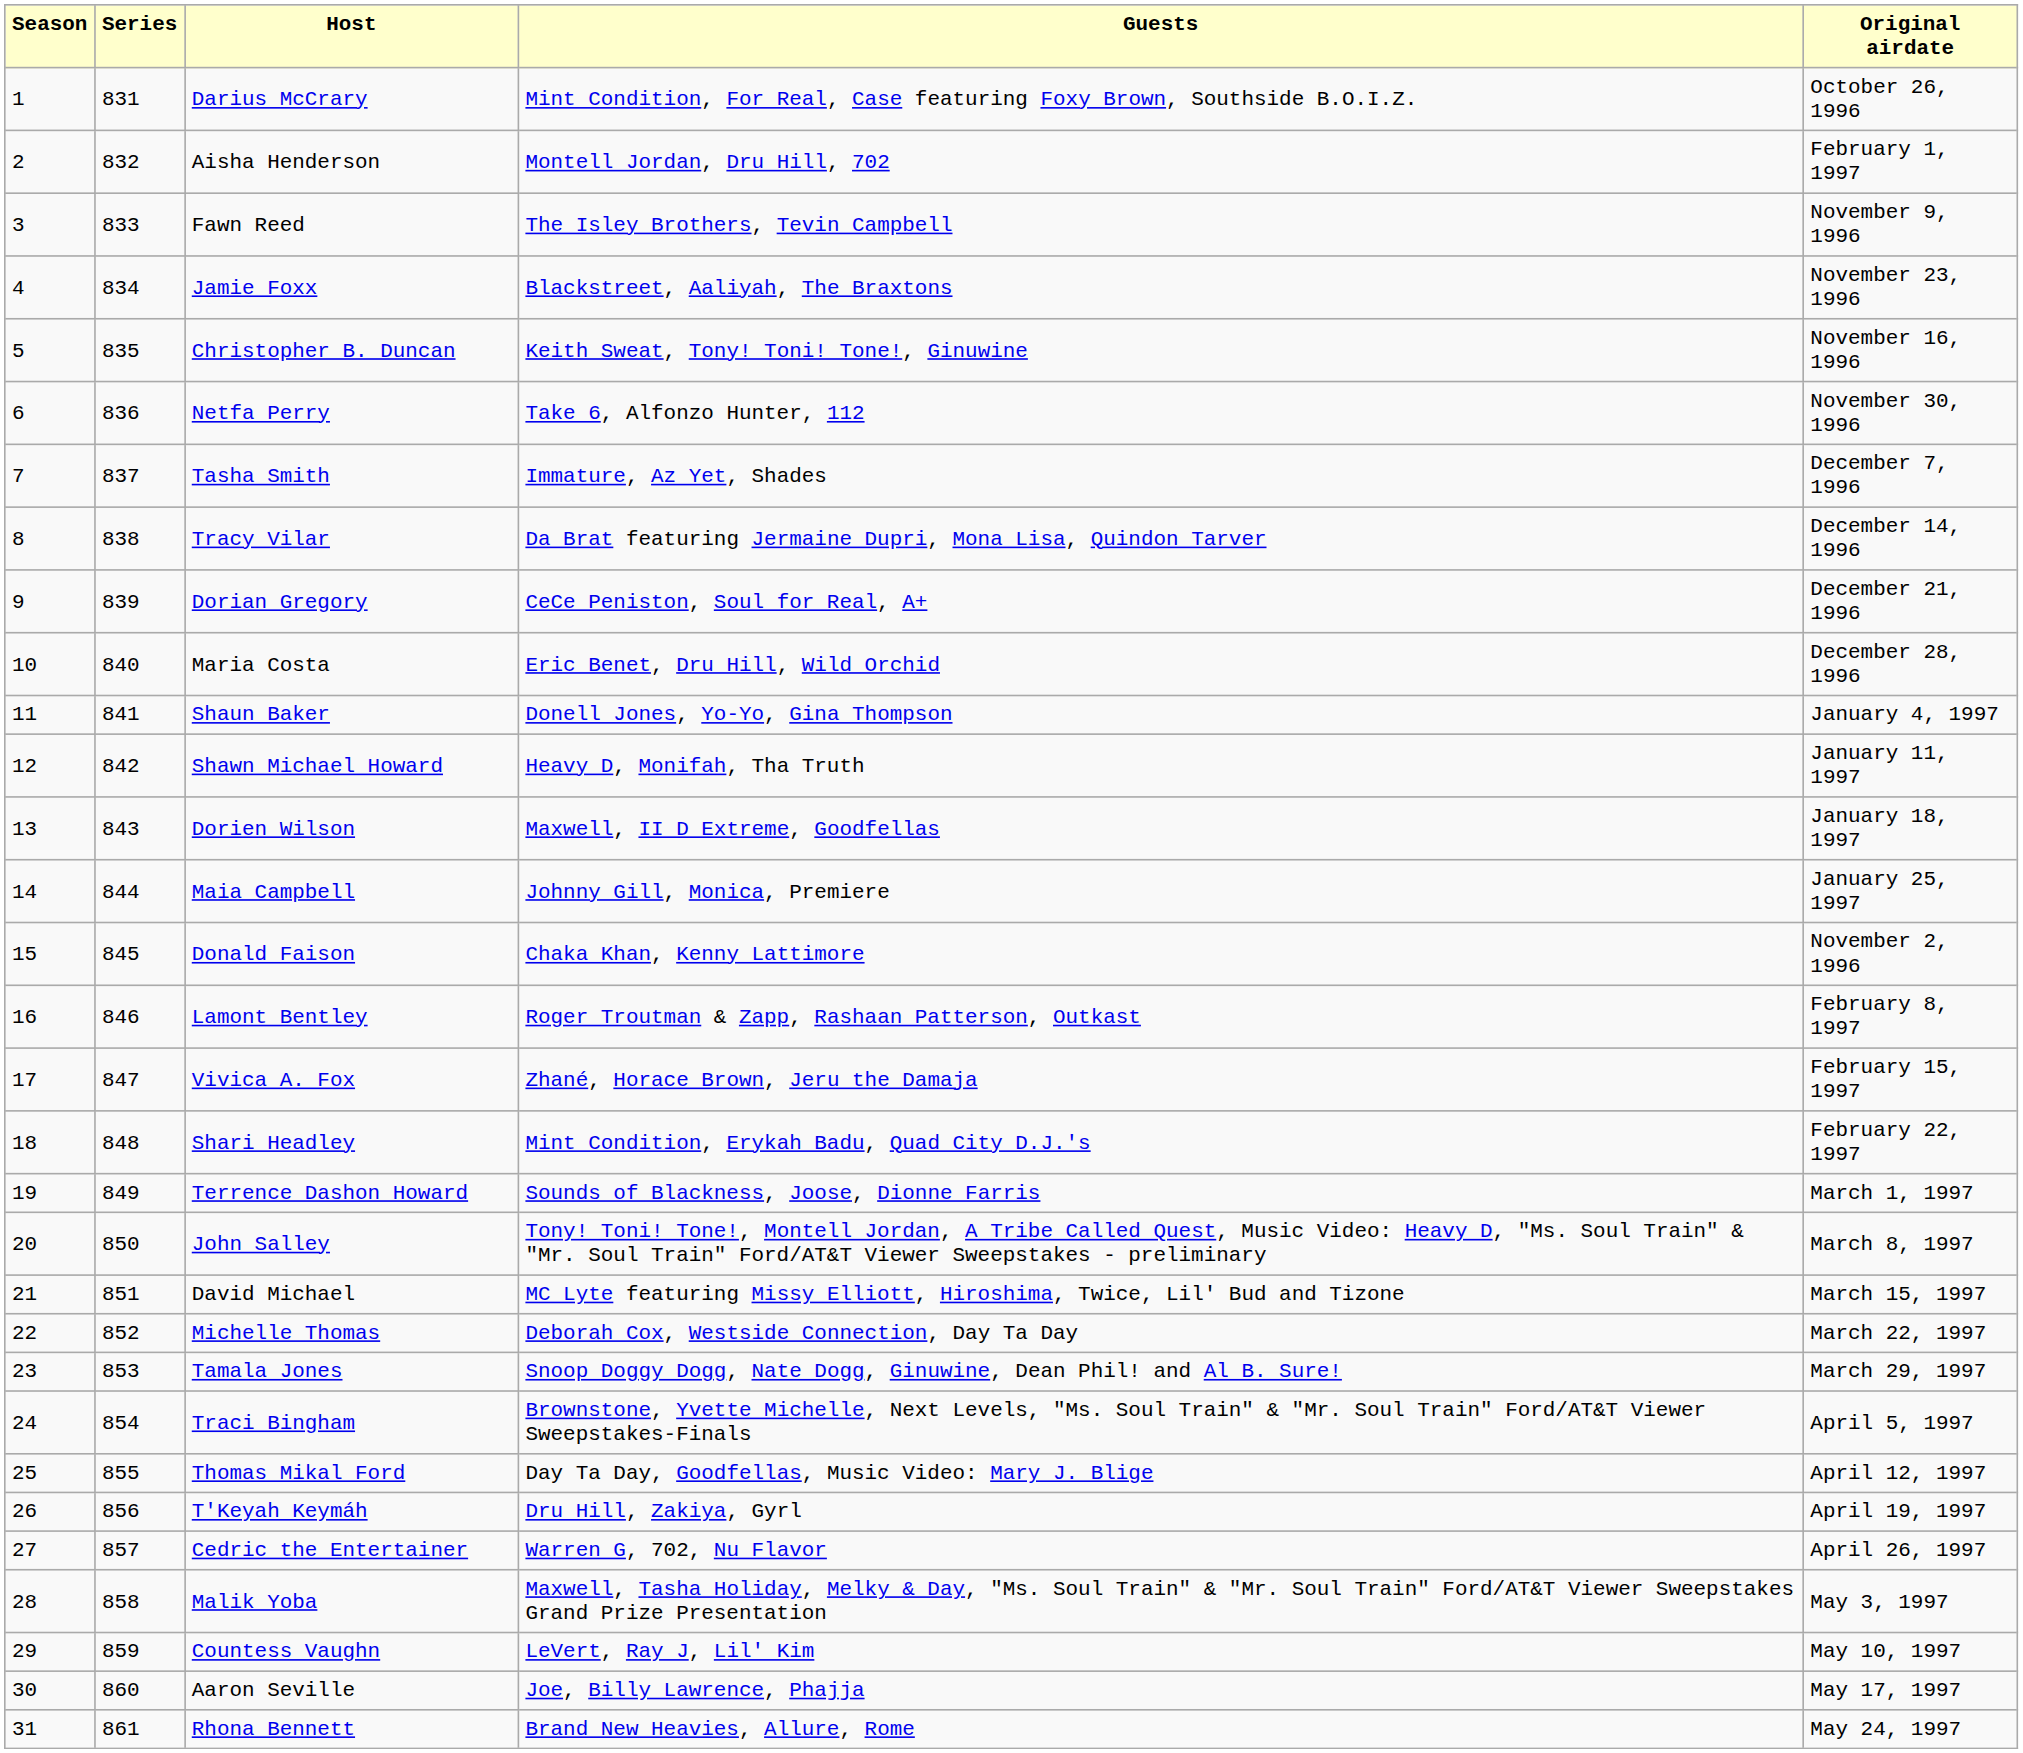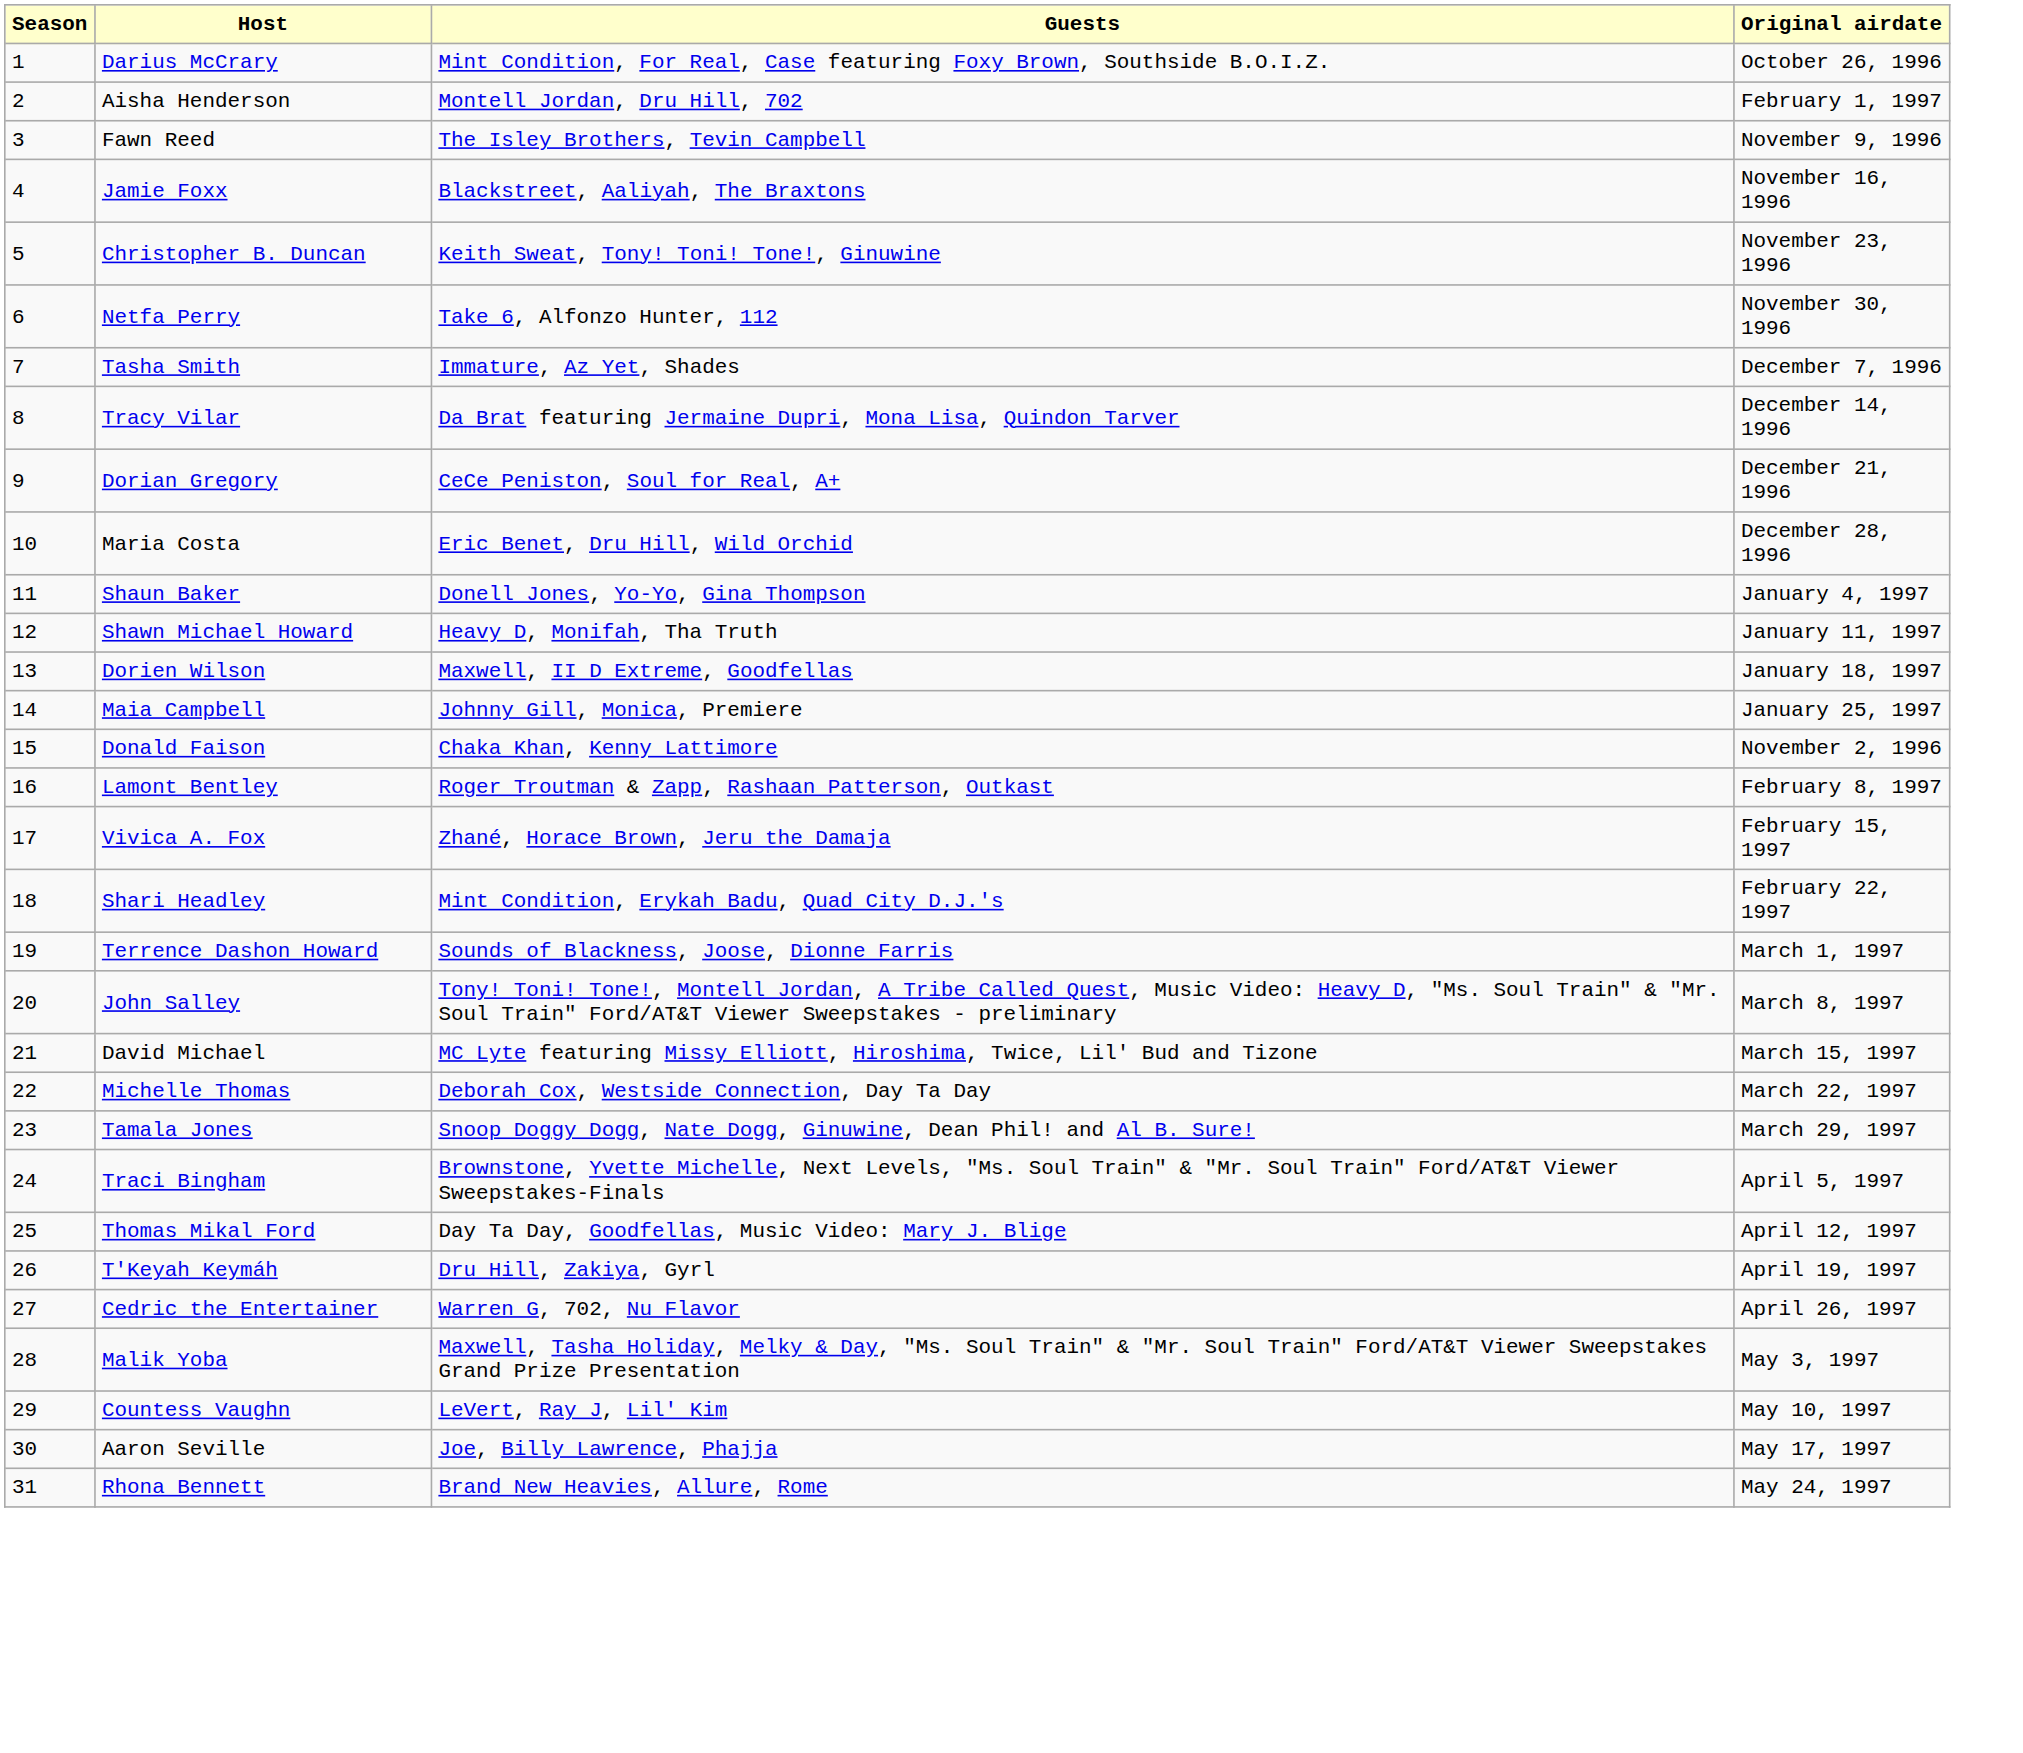- column: (140, 24)
(1886, 287) November 23, 1996 -> (1816, 191) November 16, 1996
(1886, 350) November 16, 1996 -> (1816, 254) November 23, 1996
